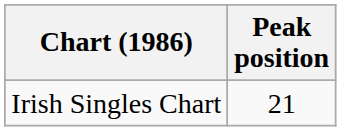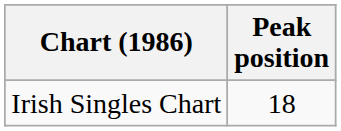(282, 102) 21 -> (282, 102) 18
